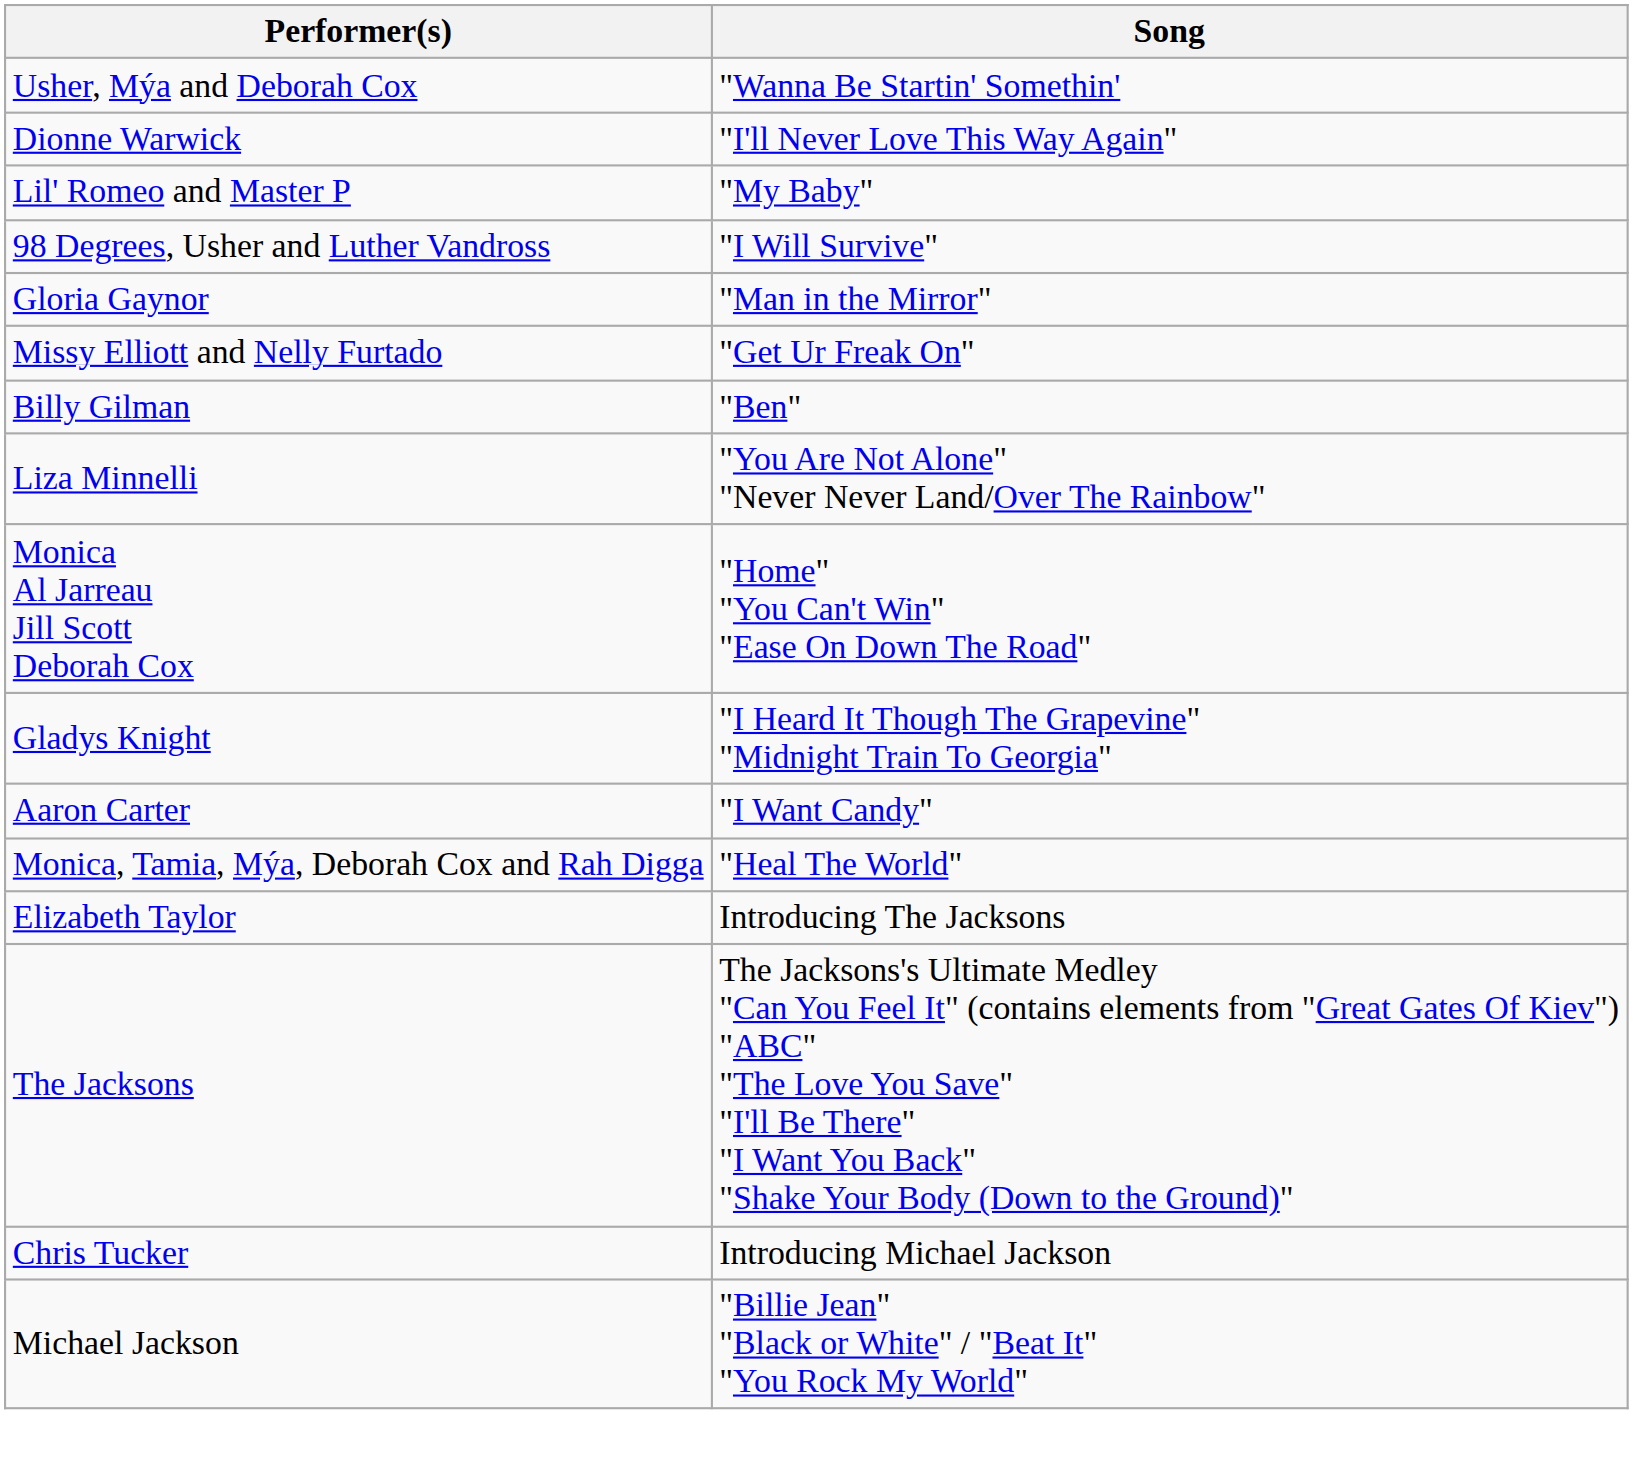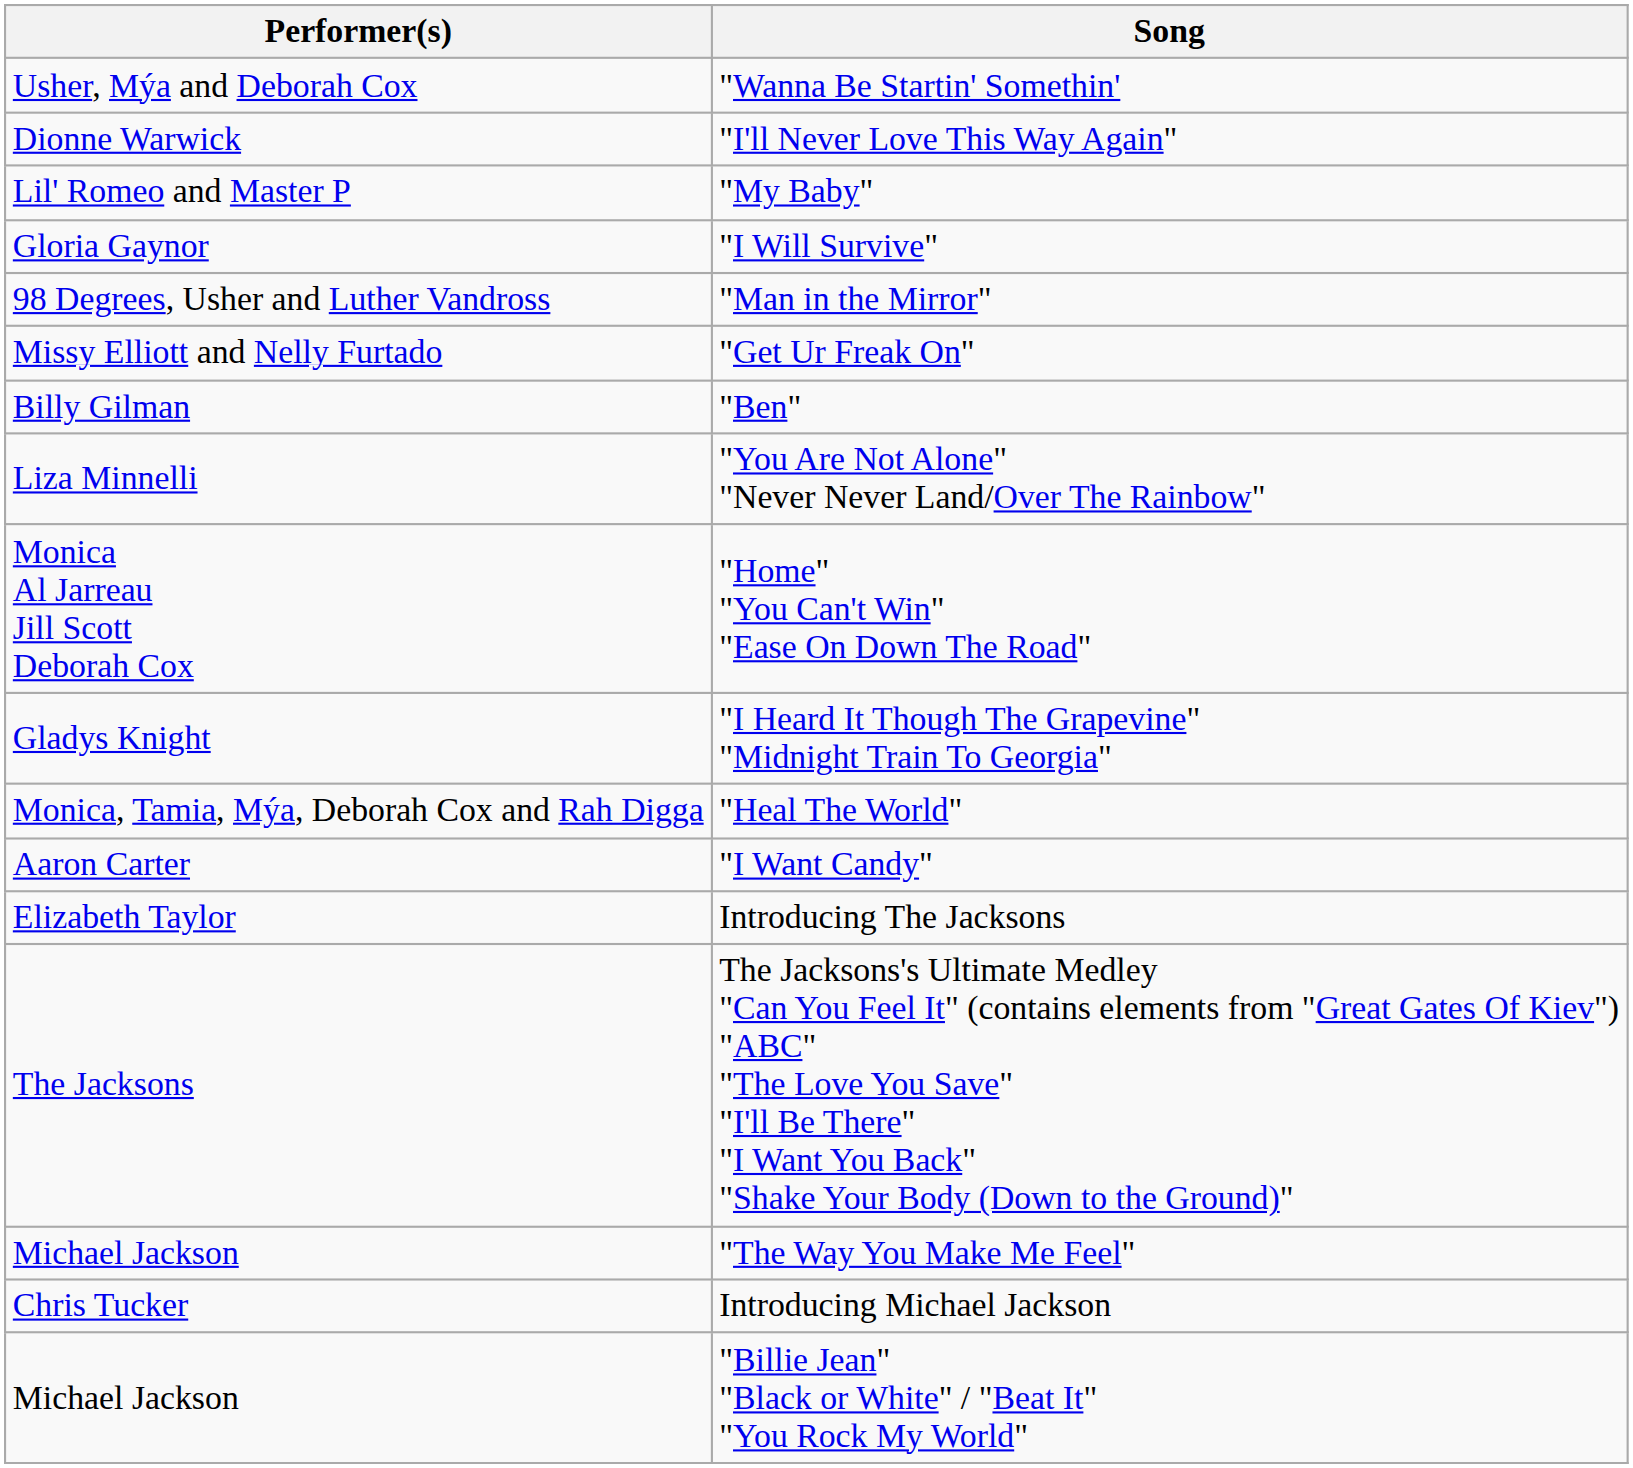(282, 245) 98 Degrees, Usher and Luther Vandross -> (111, 245) Gloria Gaynor
(111, 298) Gloria Gaynor -> (282, 298) 98 Degrees, Usher and Luther Vandross
rows swapped: (826, 810) <-> (841, 863)
+ row: (927, 1252)
